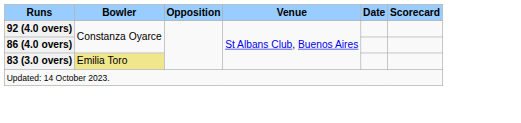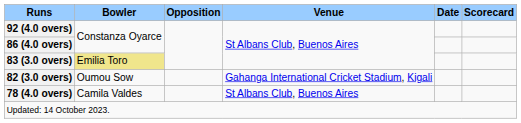+ row: (39, 77)
+ row: (39, 93)
